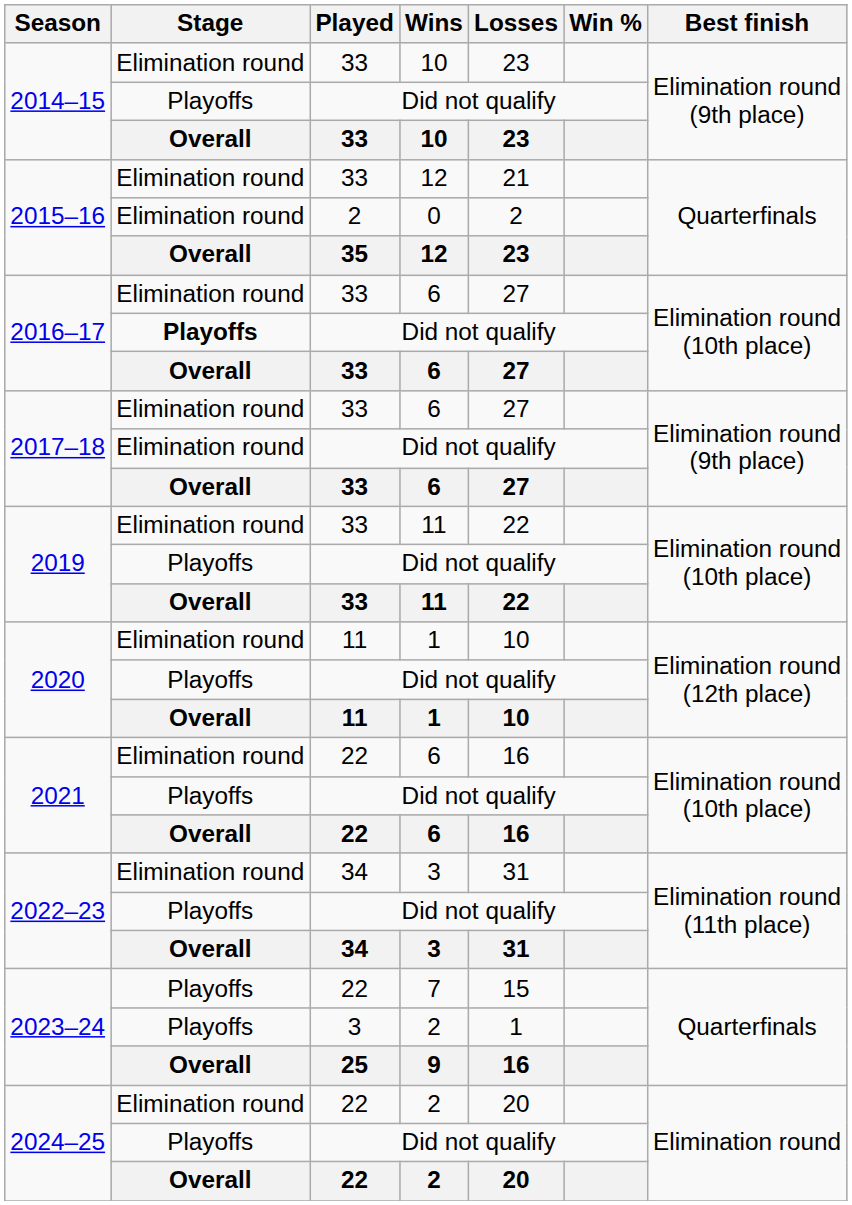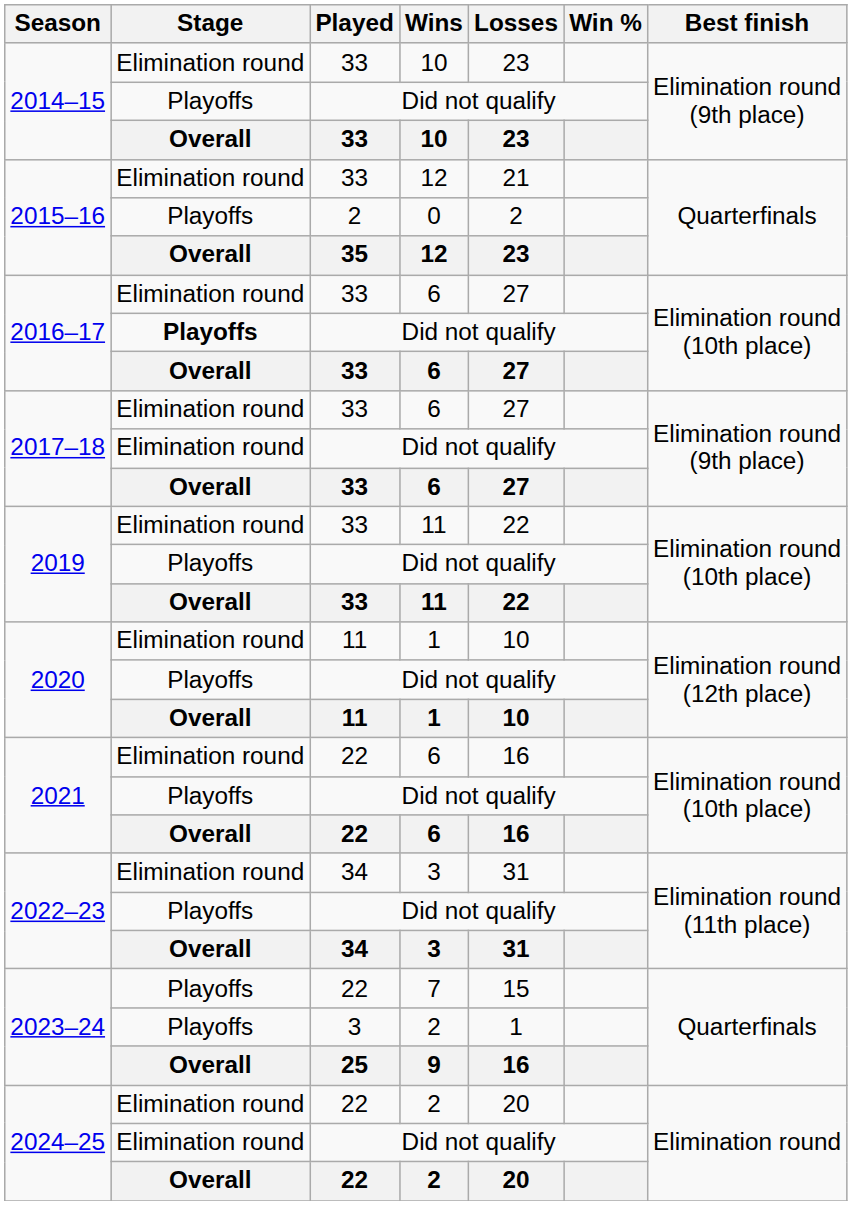(210, 216) Elimination round -> (210, 216) Playoffs
(210, 1142) Playoffs -> (210, 1142) Elimination round
